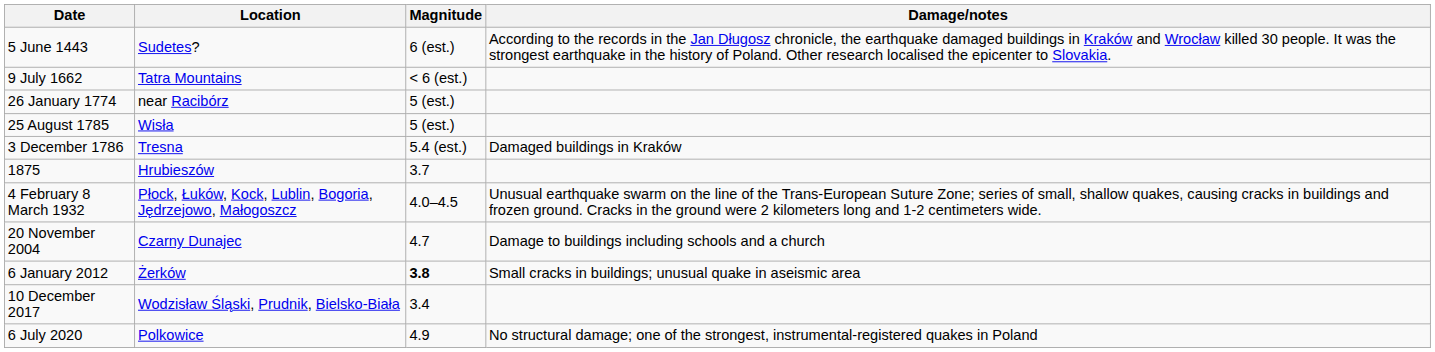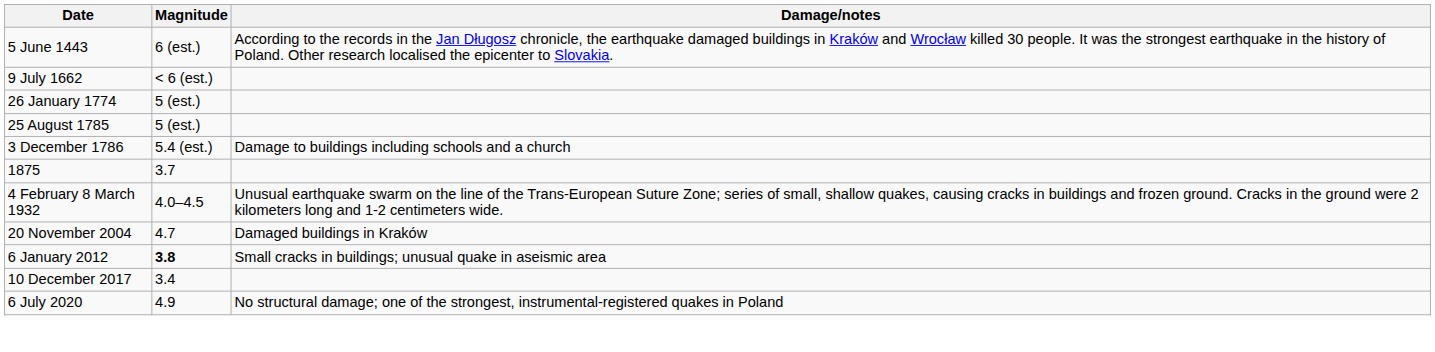- column: (270, 16)
(585, 147) Damaged buildings in Kraków -> (403, 147) Damage to buildings including schools and a church
(657, 241) Damage to buildings including schools and a church -> (331, 233) Damaged buildings in Kraków
